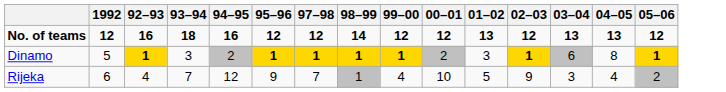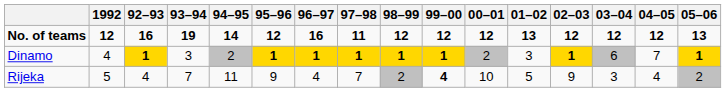+ column: (316, 15)
(188, 36) 18 -> (188, 36) 19
(231, 36) 16 -> (231, 36) 14
(316, 36) 12 -> (359, 36) 11
(359, 36) 14 -> (401, 36) 12
(571, 36) 13 -> (614, 36) 12
(614, 36) 13 -> (657, 36) 12
(657, 36) 12 -> (699, 36) 13
(107, 57) 5 -> (107, 57) 4
(614, 57) 8 -> (657, 57) 7
(107, 77) 6 -> (107, 77) 5
(231, 77) 12 -> (231, 77) 11
(359, 77) 1 -> (401, 77) 2
(401, 77) normal -> (444, 77) bold
